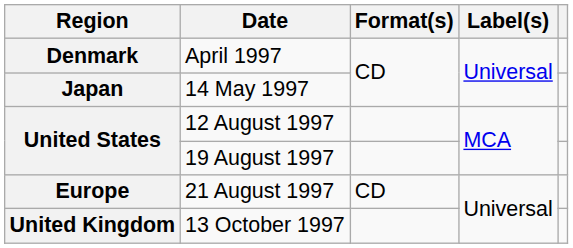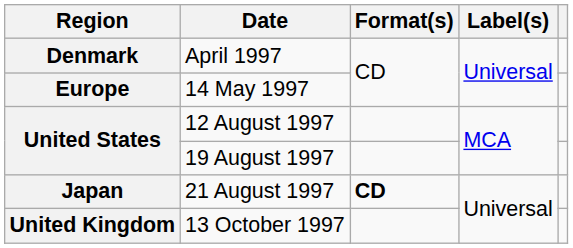(92, 89) Japan -> (92, 89) Europe
(92, 191) Europe -> (92, 191) Japan
(370, 191) normal -> (370, 191) bold
